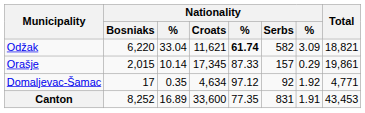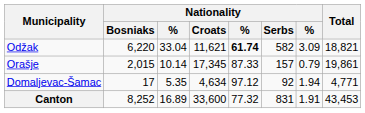(309, 64) 0.29 -> (309, 64) 0.79
(176, 82) 0.35 -> (176, 82) 5.35
(309, 82) 1.92 -> (309, 82) 1.94
(245, 99) 77.35 -> (245, 99) 77.32
